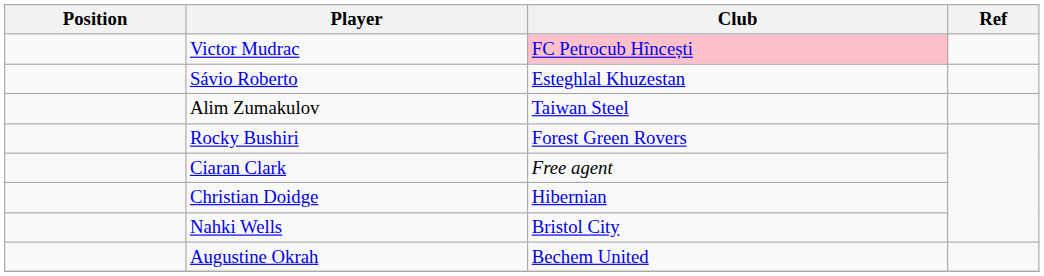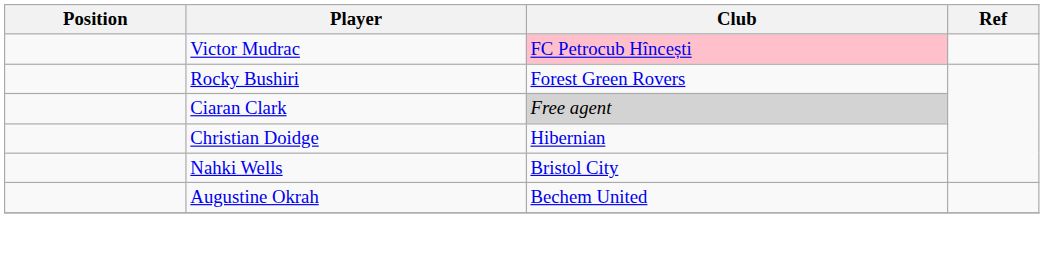- row: (244, 78)
- row: (255, 108)
(572, 167) no background -> (571, 108) lightgrey background
